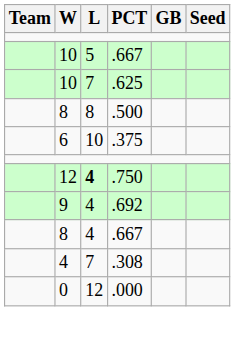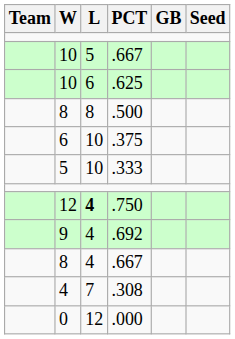(90, 83) 7 -> (90, 83) 6
+ row: (64, 169)
